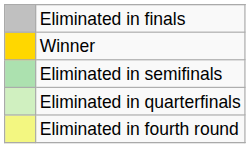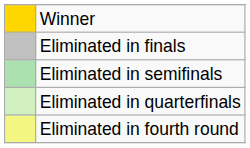rows swapped: (67, 46) <-> (113, 19)
